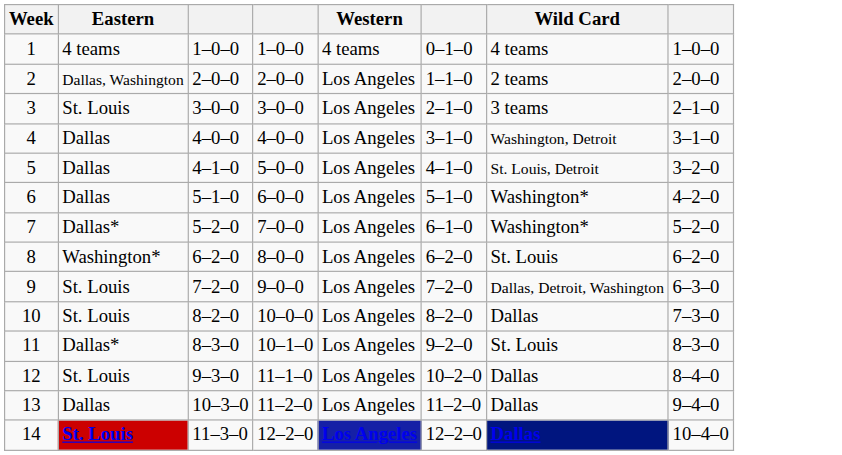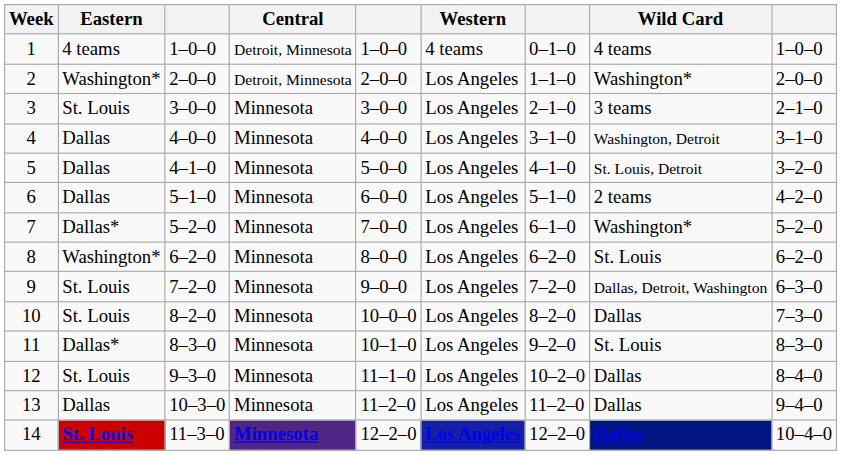+ column: (293, 19)
(123, 79) Dallas, Washington -> (111, 78) Washington*
(519, 78) 2 teams -> (643, 78) Washington*
(540, 197) Washington* -> (623, 197) 2 teams
